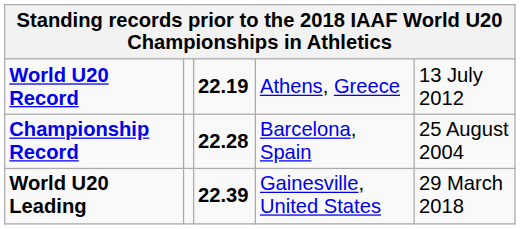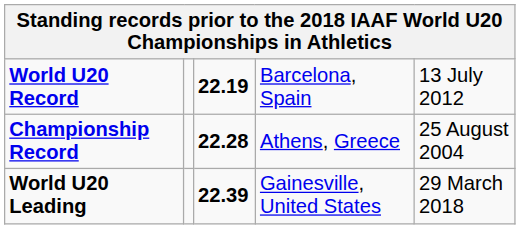(330, 86) Athens, Greece -> (308, 86) Barcelona, Spain
(308, 141) Barcelona, Spain -> (330, 141) Athens, Greece
